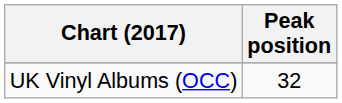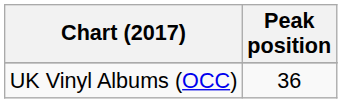(289, 80) 32 -> (289, 80) 36
